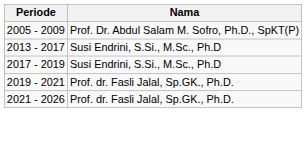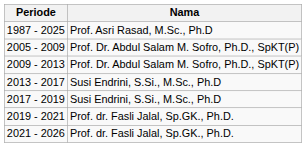+ row: (36, 30)
+ row: (36, 64)
